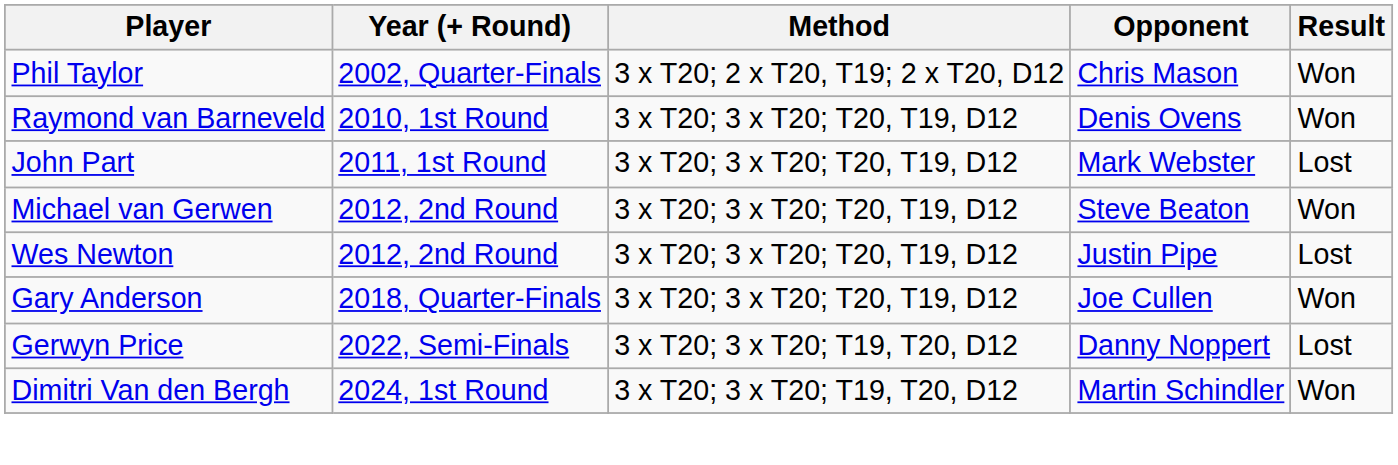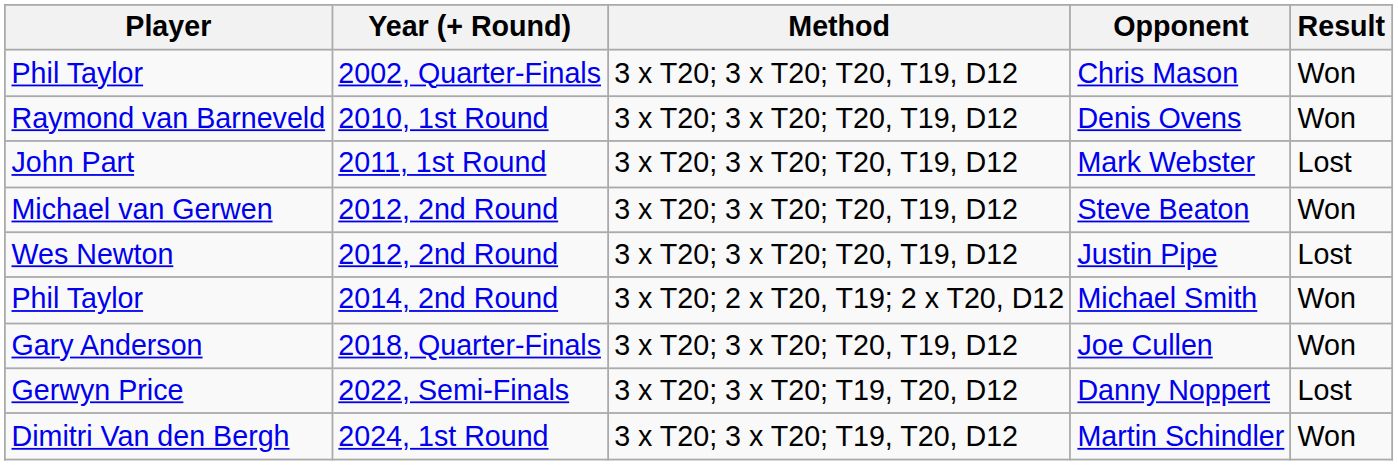(839, 72) 3 x T20; 2 x T20, T19; 2 x T20, D12 -> (816, 72) 3 x T20; 3 x T20; T20, T19, D12
+ row: (1167, 299)
